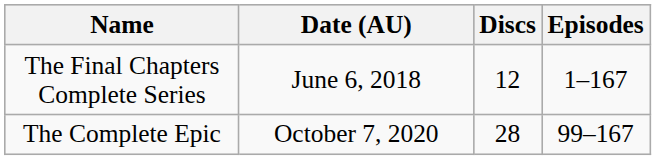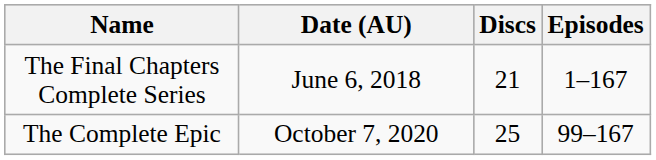(508, 79) 12 -> (508, 79) 21
(508, 133) 28 -> (508, 133) 25
